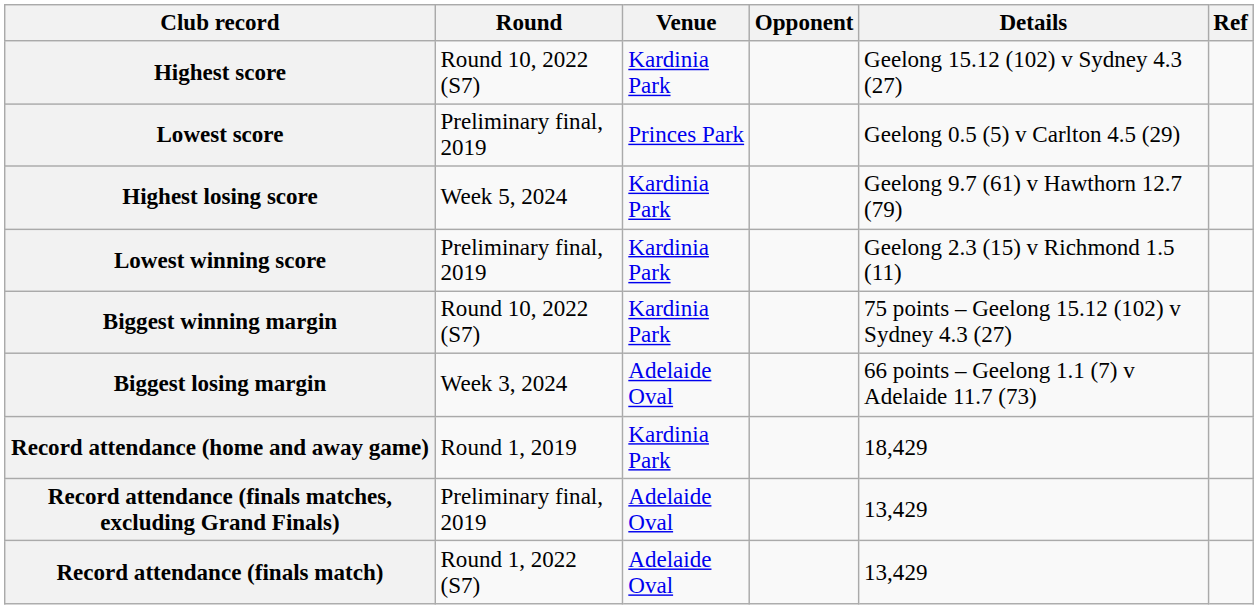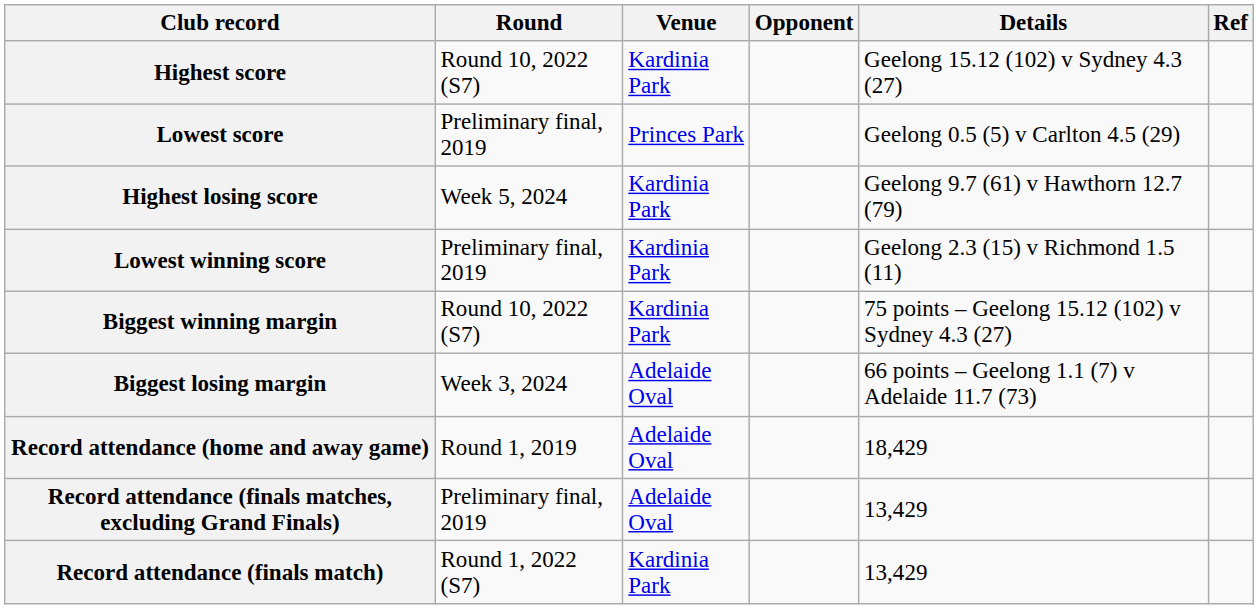(669, 447) Kardinia Park -> (670, 447) Adelaide Oval
(670, 571) Adelaide Oval -> (669, 571) Kardinia Park
